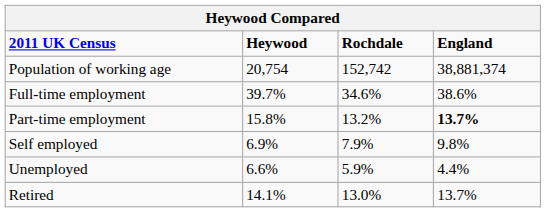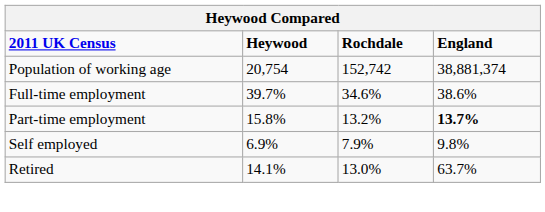- row: (48, 169)
(457, 194) 13.7% -> (457, 169) 63.7%
